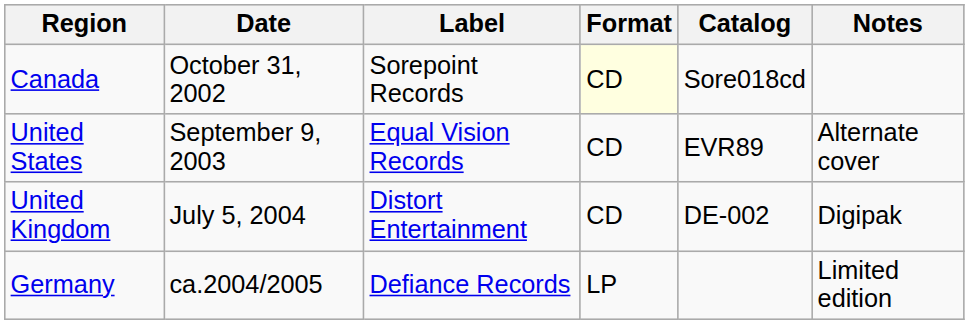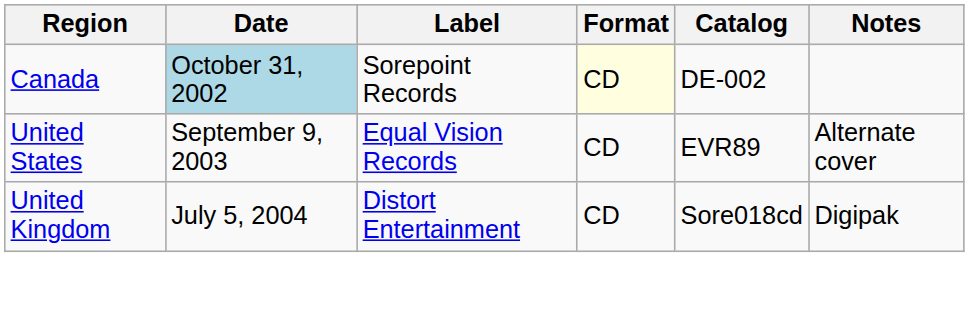(236, 78) no background -> (237, 78) lightblue background
(745, 78) Sore018cd -> (723, 78) DE-002
(727, 215) DE-002 -> (742, 215) Sore018cd
- row: (63, 284)
